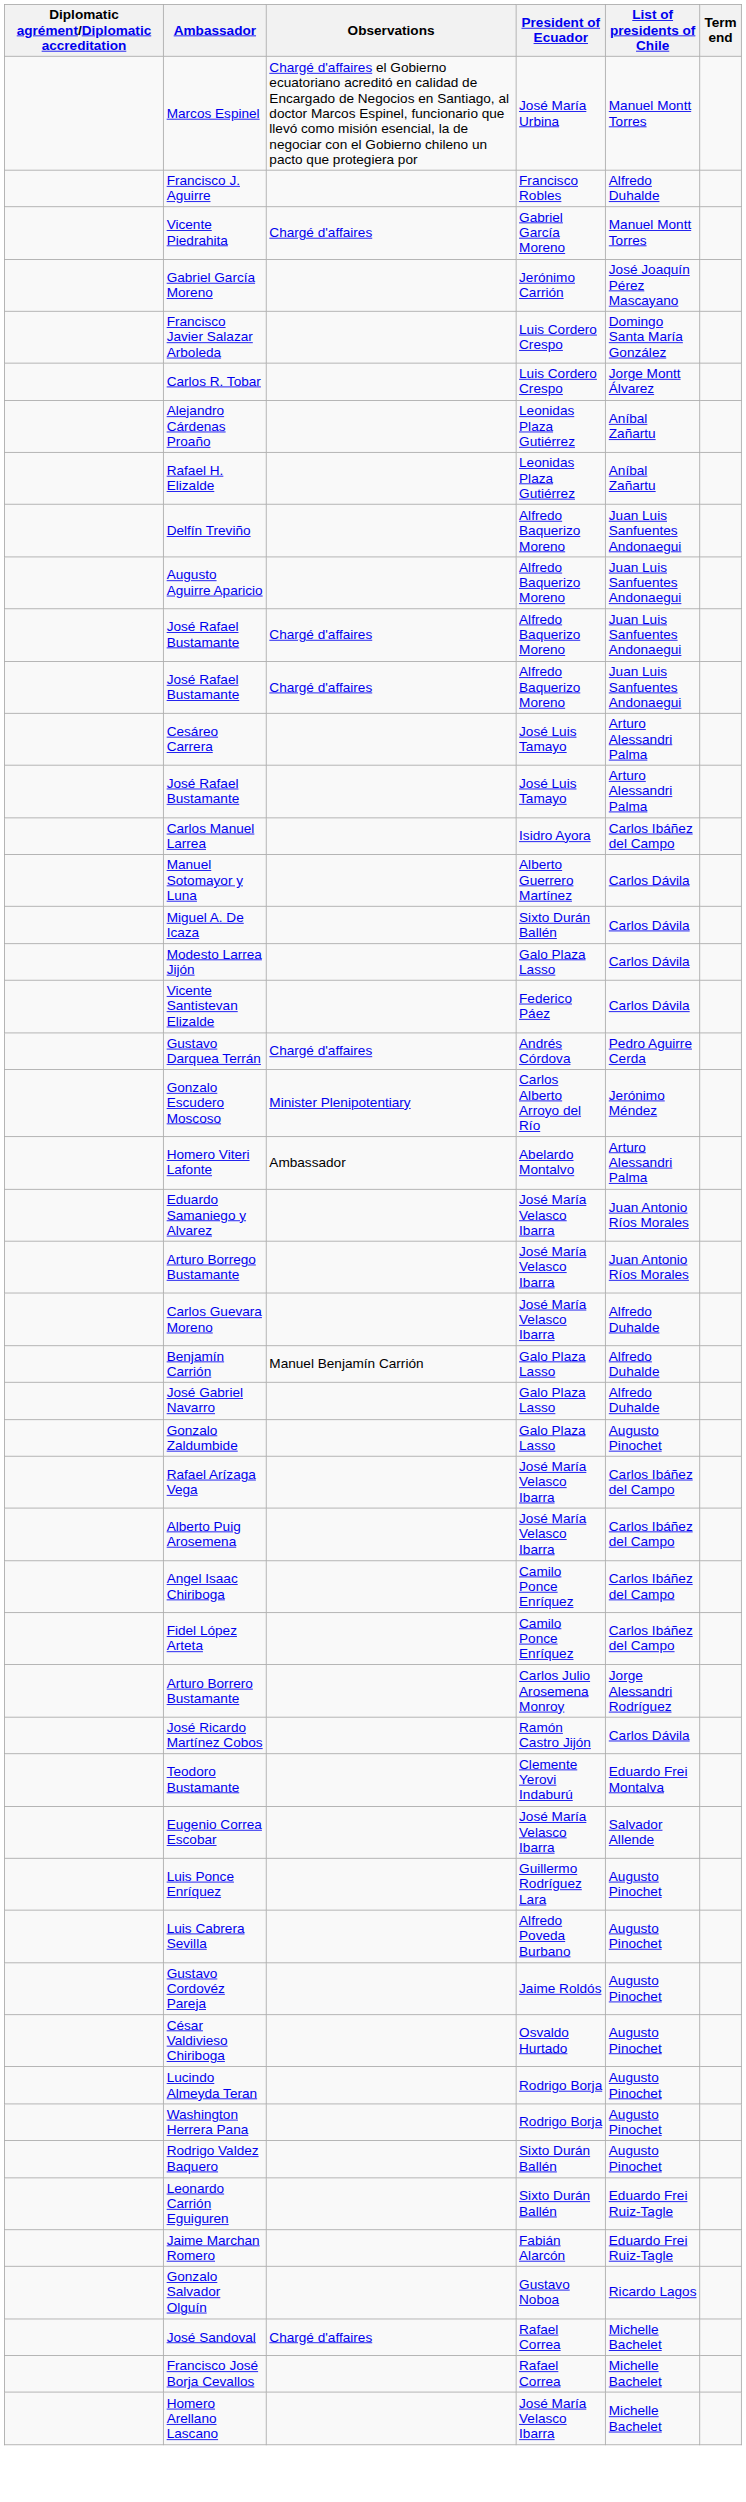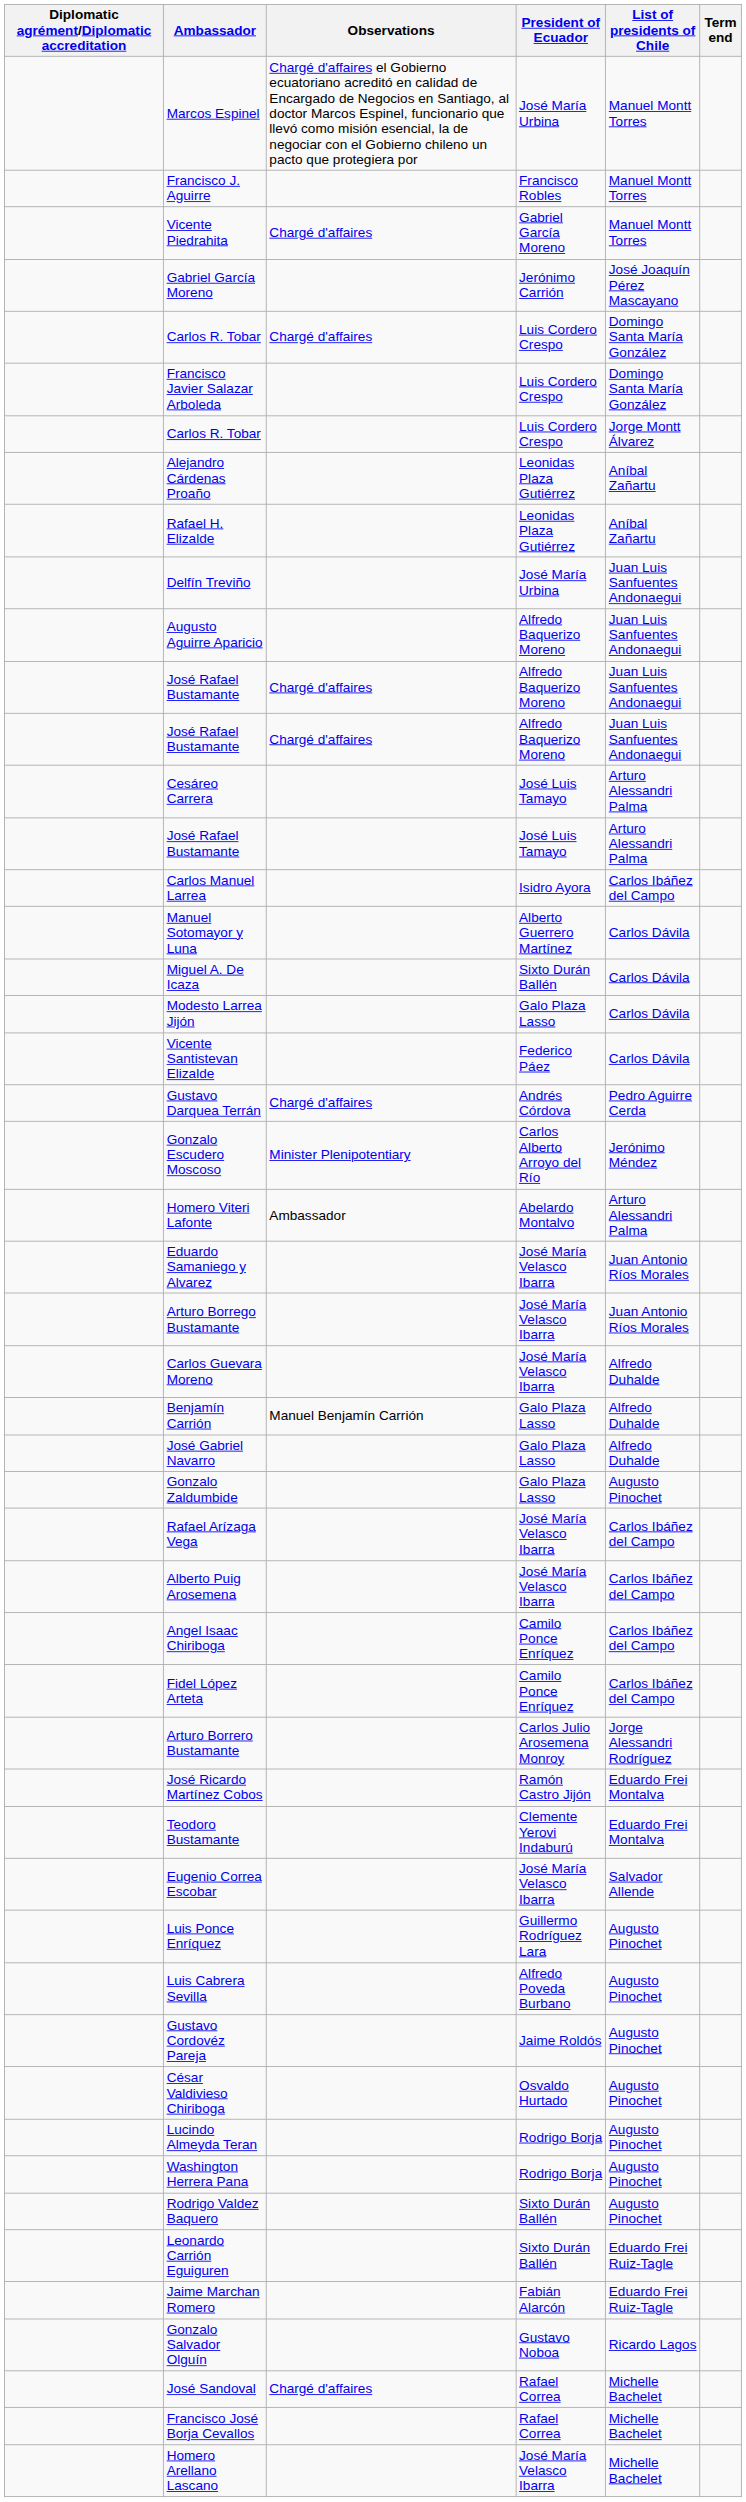(634, 188) Alfredo Duhalde -> (650, 188) Manuel Montt Torres
+ row: (214, 337)
(550, 530) Alfredo Baquerizo Moreno -> (553, 582) José María Urbina
(649, 1735) Carlos Dávila -> (648, 1787) Eduardo Frei Montalva
